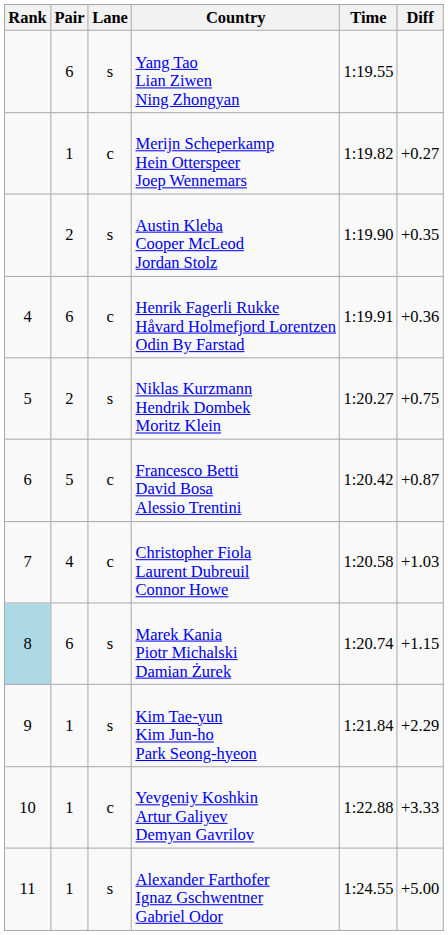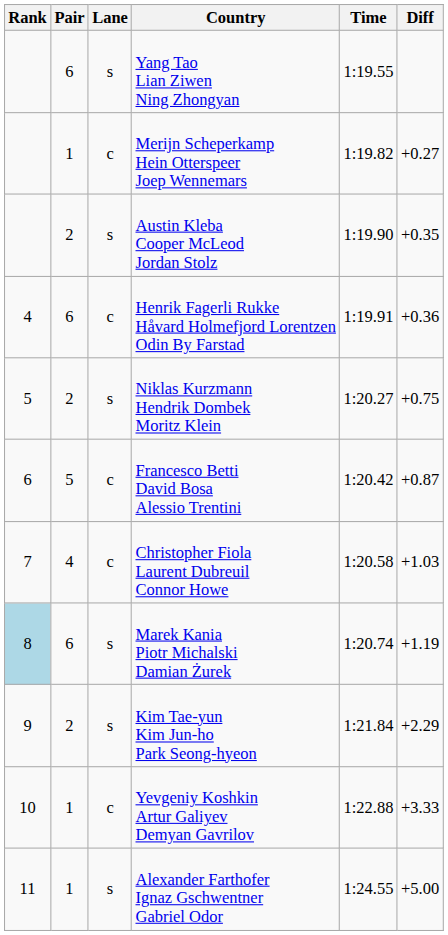(420, 643) +1.15 -> (420, 643) +1.19
(69, 725) 1 -> (69, 725) 2
